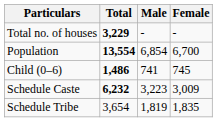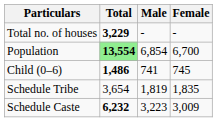(119, 51) no background -> (119, 51) lightgreen background
rows swapped: (43, 88) <-> (43, 107)
